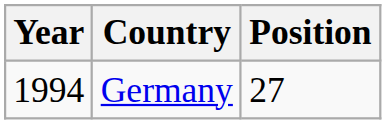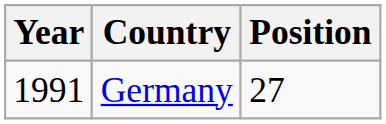(49, 88) 1994 -> (49, 88) 1991
